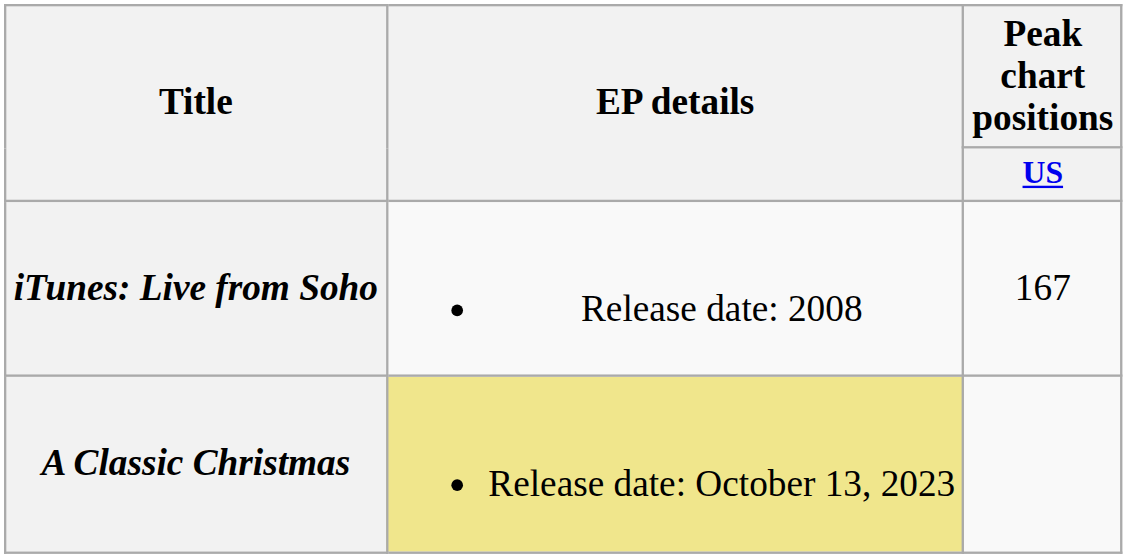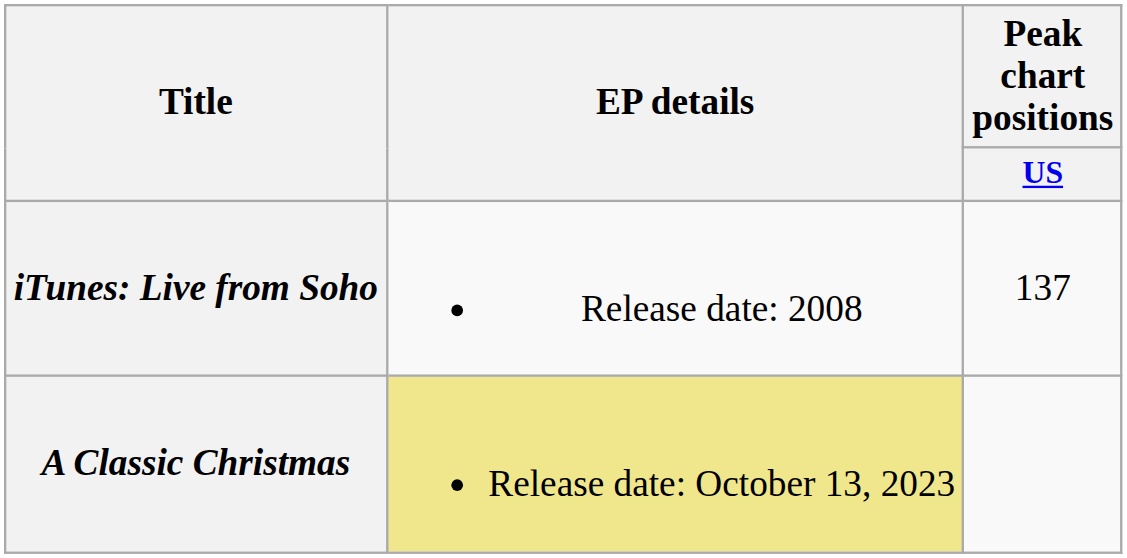(1043, 287) 167 -> (1043, 287) 137
